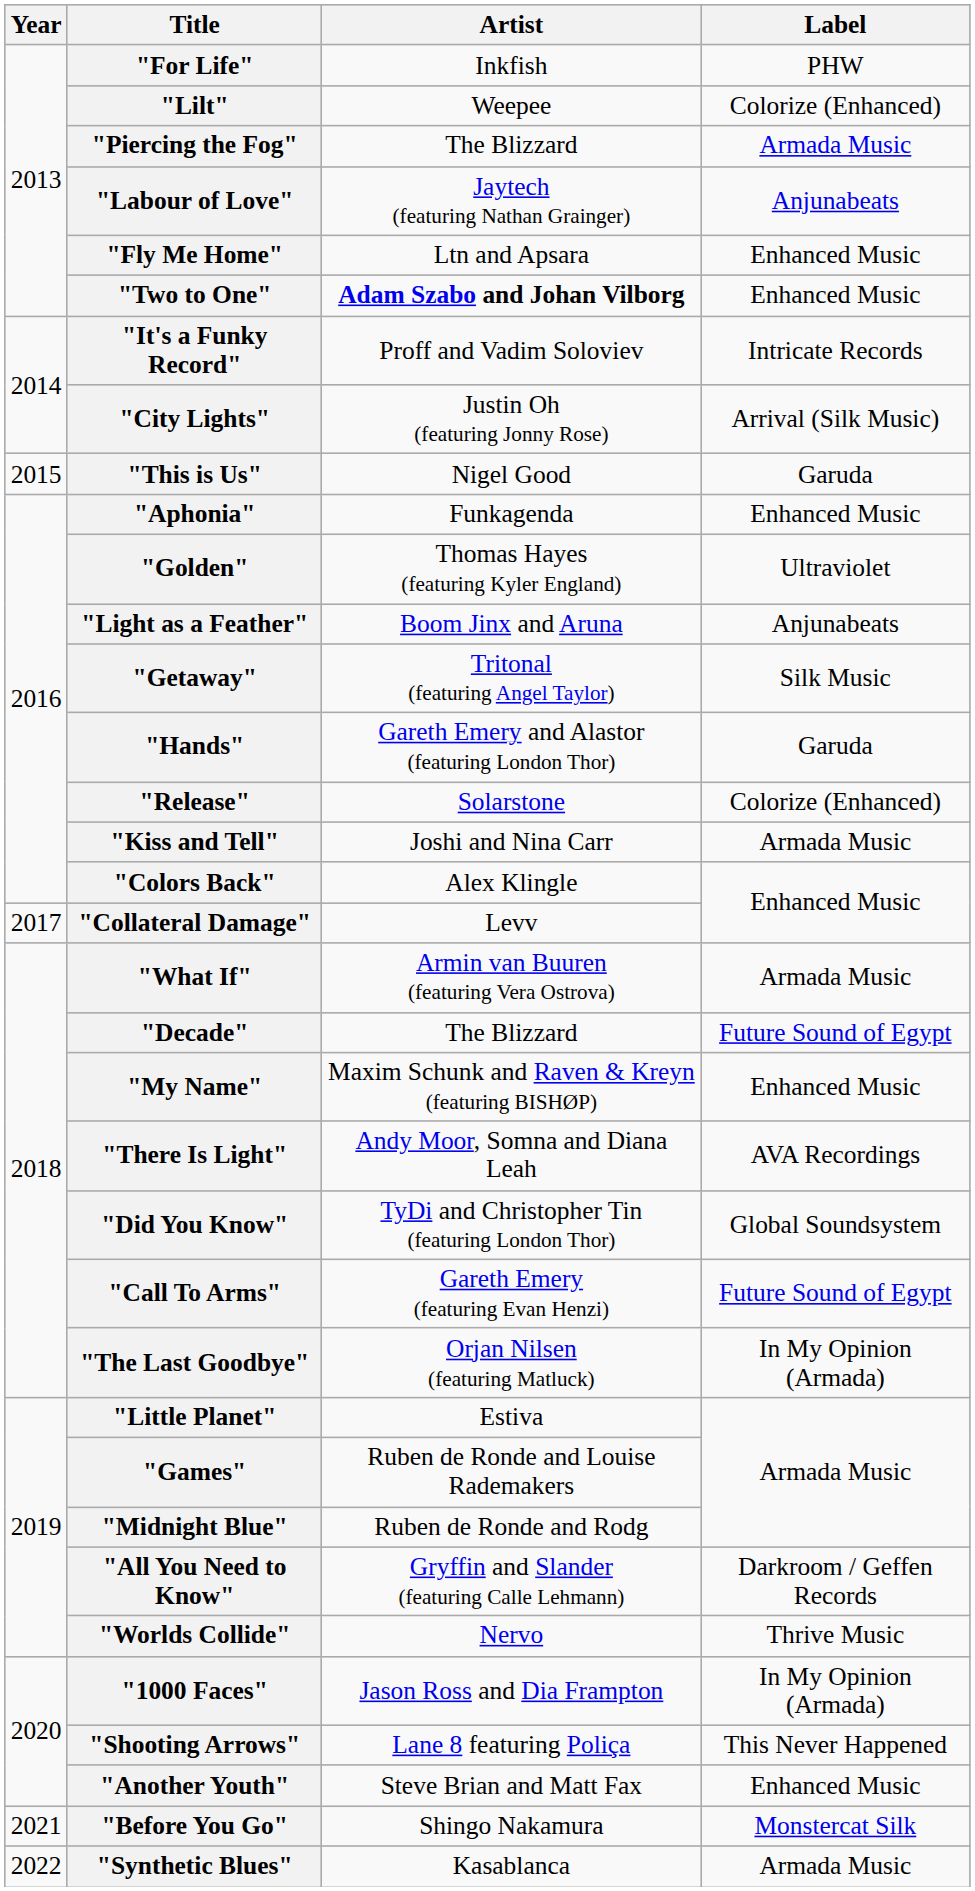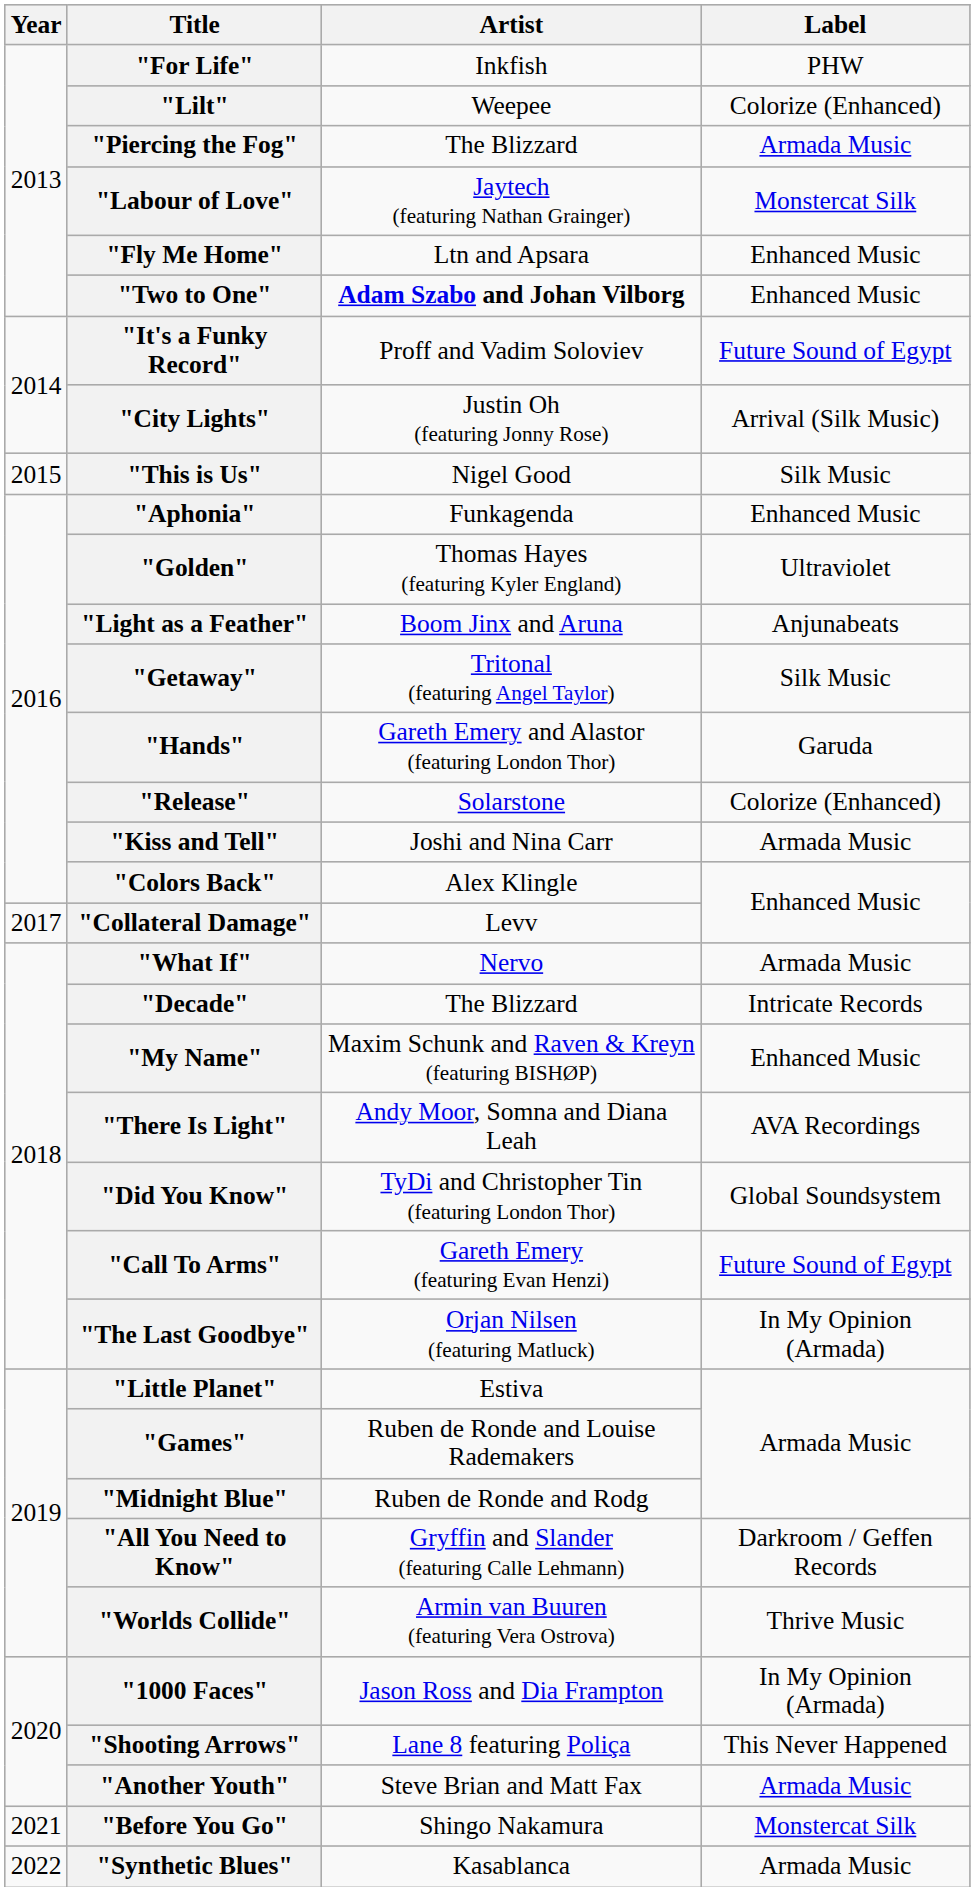(835, 200) Anjunabeats -> (835, 200) Monstercat Silk
(835, 350) Intricate Records -> (835, 350) Future Sound of Egypt
(835, 473) Garuda -> (835, 473) Silk Music
(511, 977) Armin van Buuren (featuring Vera Ostrova) -> (511, 962) Nervo
(835, 1031) Future Sound of Egypt -> (835, 1003) Intricate Records
(511, 1635) Nervo -> (511, 1621) Armin van Buuren (featuring Vera Ostrova)
(835, 1785) Enhanced Music -> (835, 1785) Armada Music
